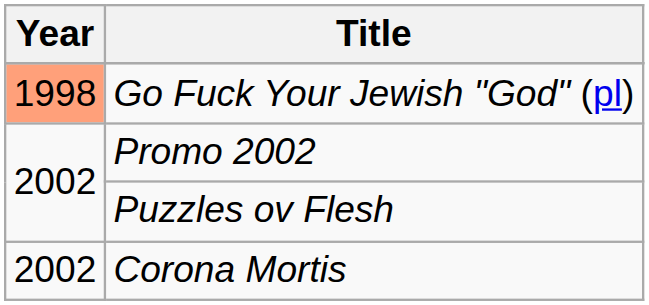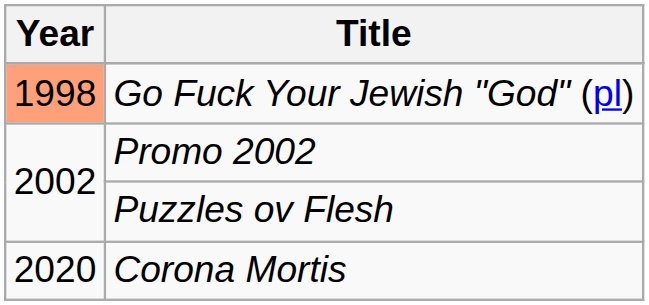(55, 269) 2002 -> (55, 269) 2020
